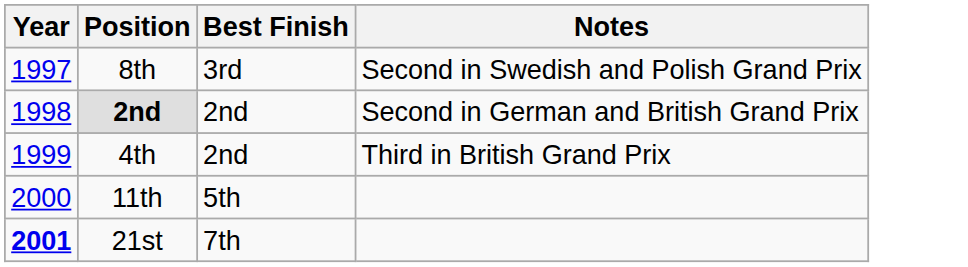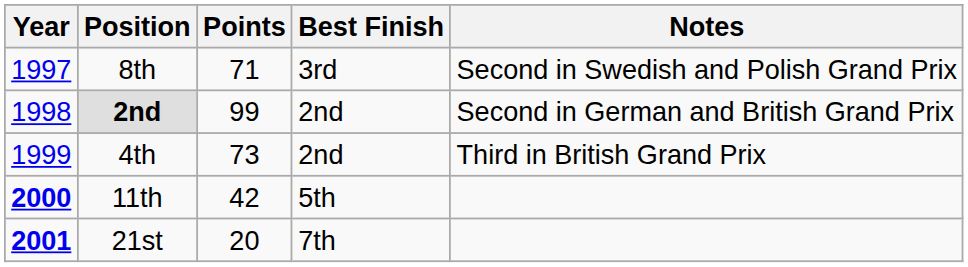+ column: (244, 26)
(41, 198) normal -> (41, 198) bold
